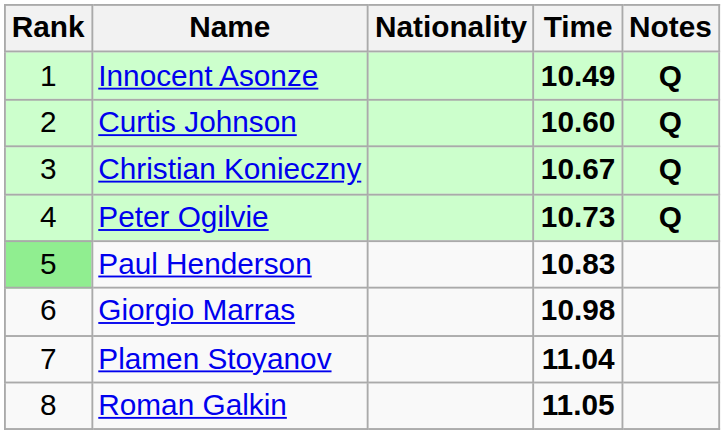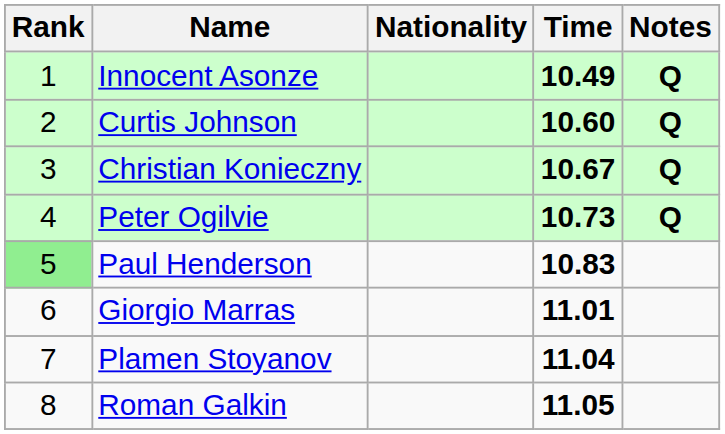(578, 311) 10.98 -> (578, 311) 11.01
